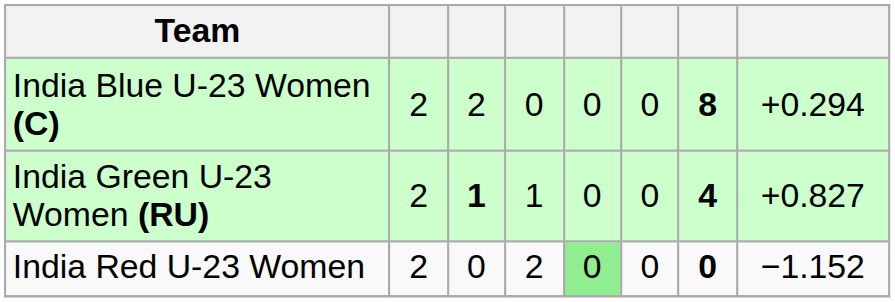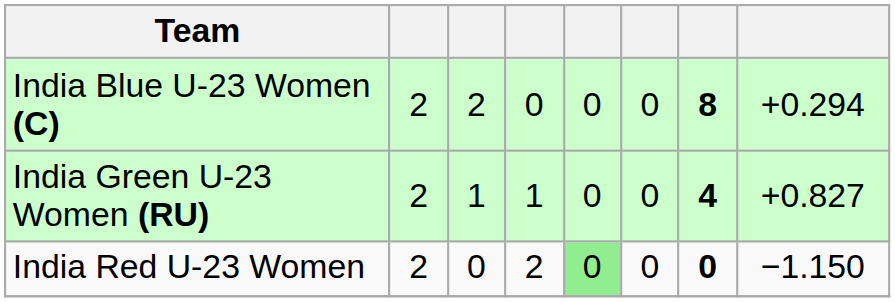(477, 195) bold -> (477, 195) normal
(813, 267) −1.152 -> (813, 267) −1.150
